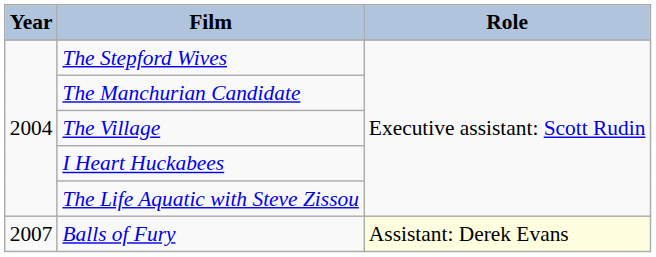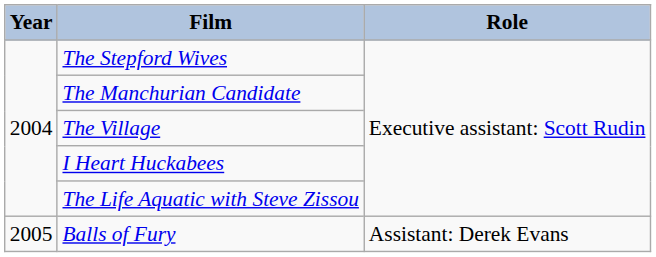(31, 234) 2007 -> (31, 234) 2005
(469, 234) lightyellow background -> (469, 234) no background
